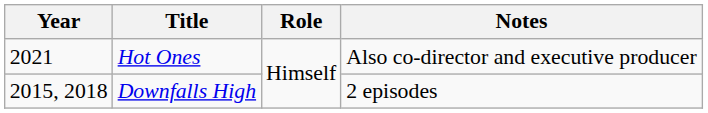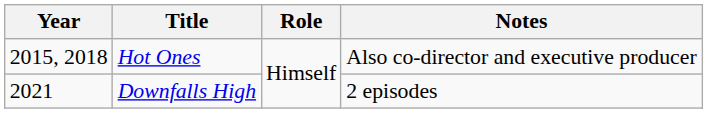(31, 56) 2021 -> (59, 56) 2015, 2018
(59, 90) 2015, 2018 -> (31, 90) 2021
